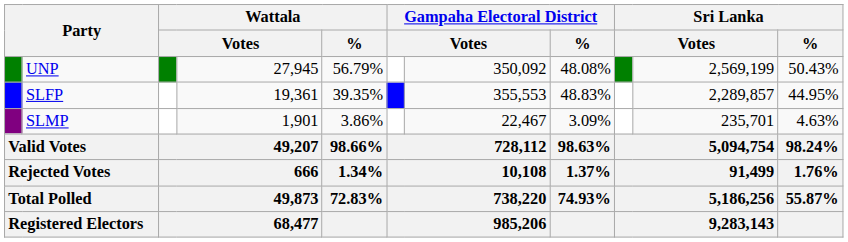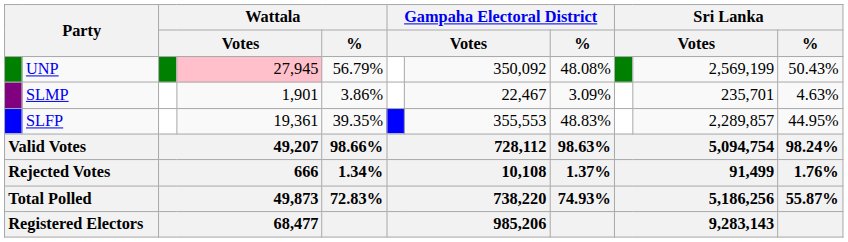(296, 69) no background -> (296, 69) pink background
rows swapped: (45, 95) <-> (47, 120)
